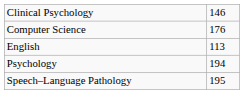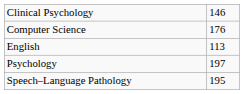(217, 64) 194 -> (217, 64) 197
